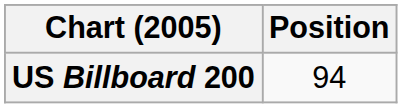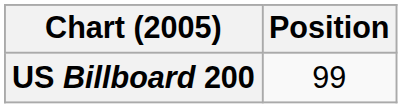(329, 77) 94 -> (329, 77) 99
